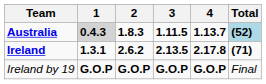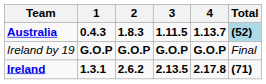(93, 32) lightgrey background -> (93, 32) no background
rows swapped: (26, 50) <-> (41, 69)
